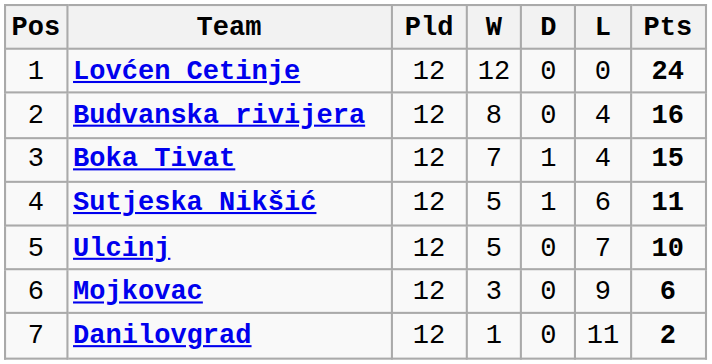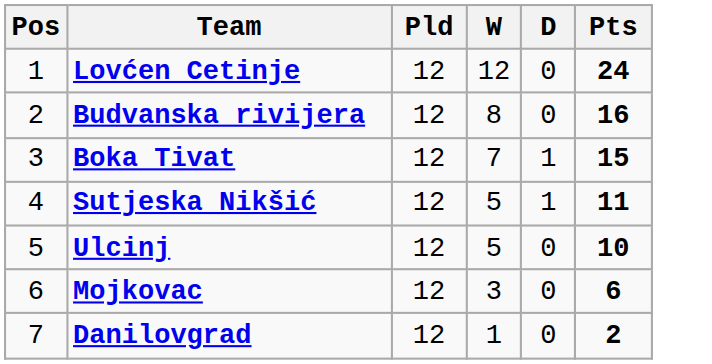- column: (603, 27)
